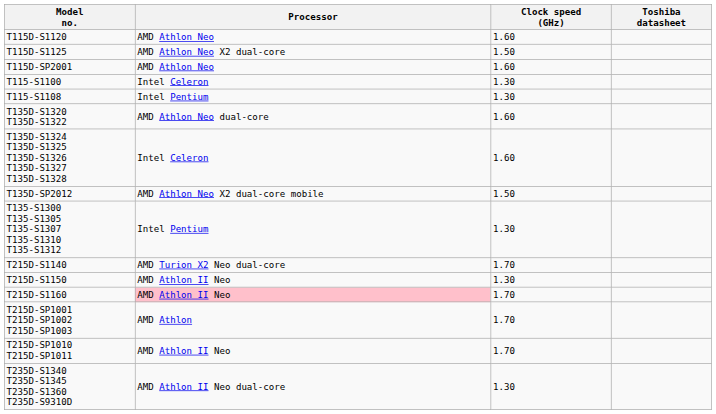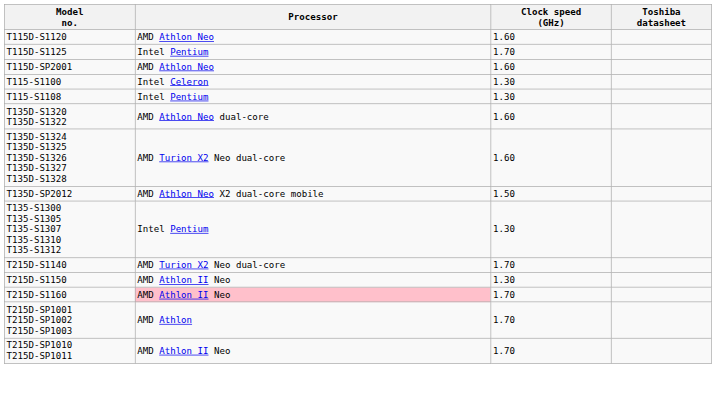(211, 52) AMD Athlon Neo X2 dual-core -> (173, 52) Intel Pentium
(504, 52) 1.50 -> (504, 52) 1.70
(173, 158) Intel Celeron -> (211, 158) AMD Turion X2 Neo dual-core
- row: (39, 386)
